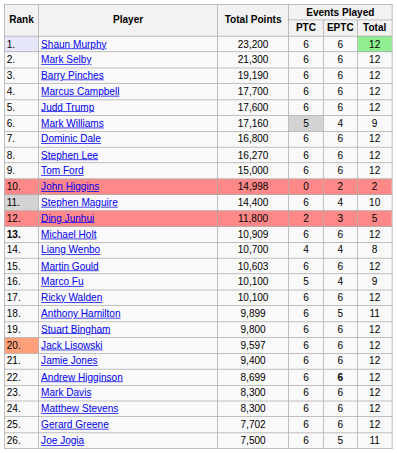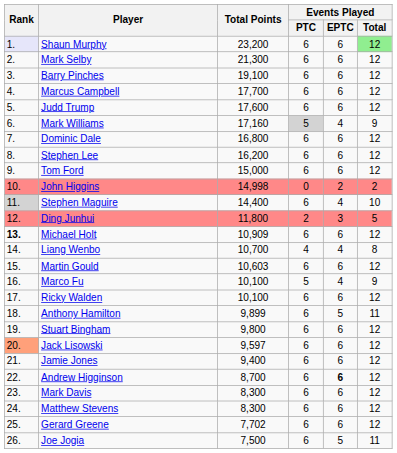(253, 75) 19,190 -> (253, 75) 19,100
(253, 155) 16,270 -> (253, 155) 16,200
(253, 377) 8,699 -> (253, 377) 8,700
